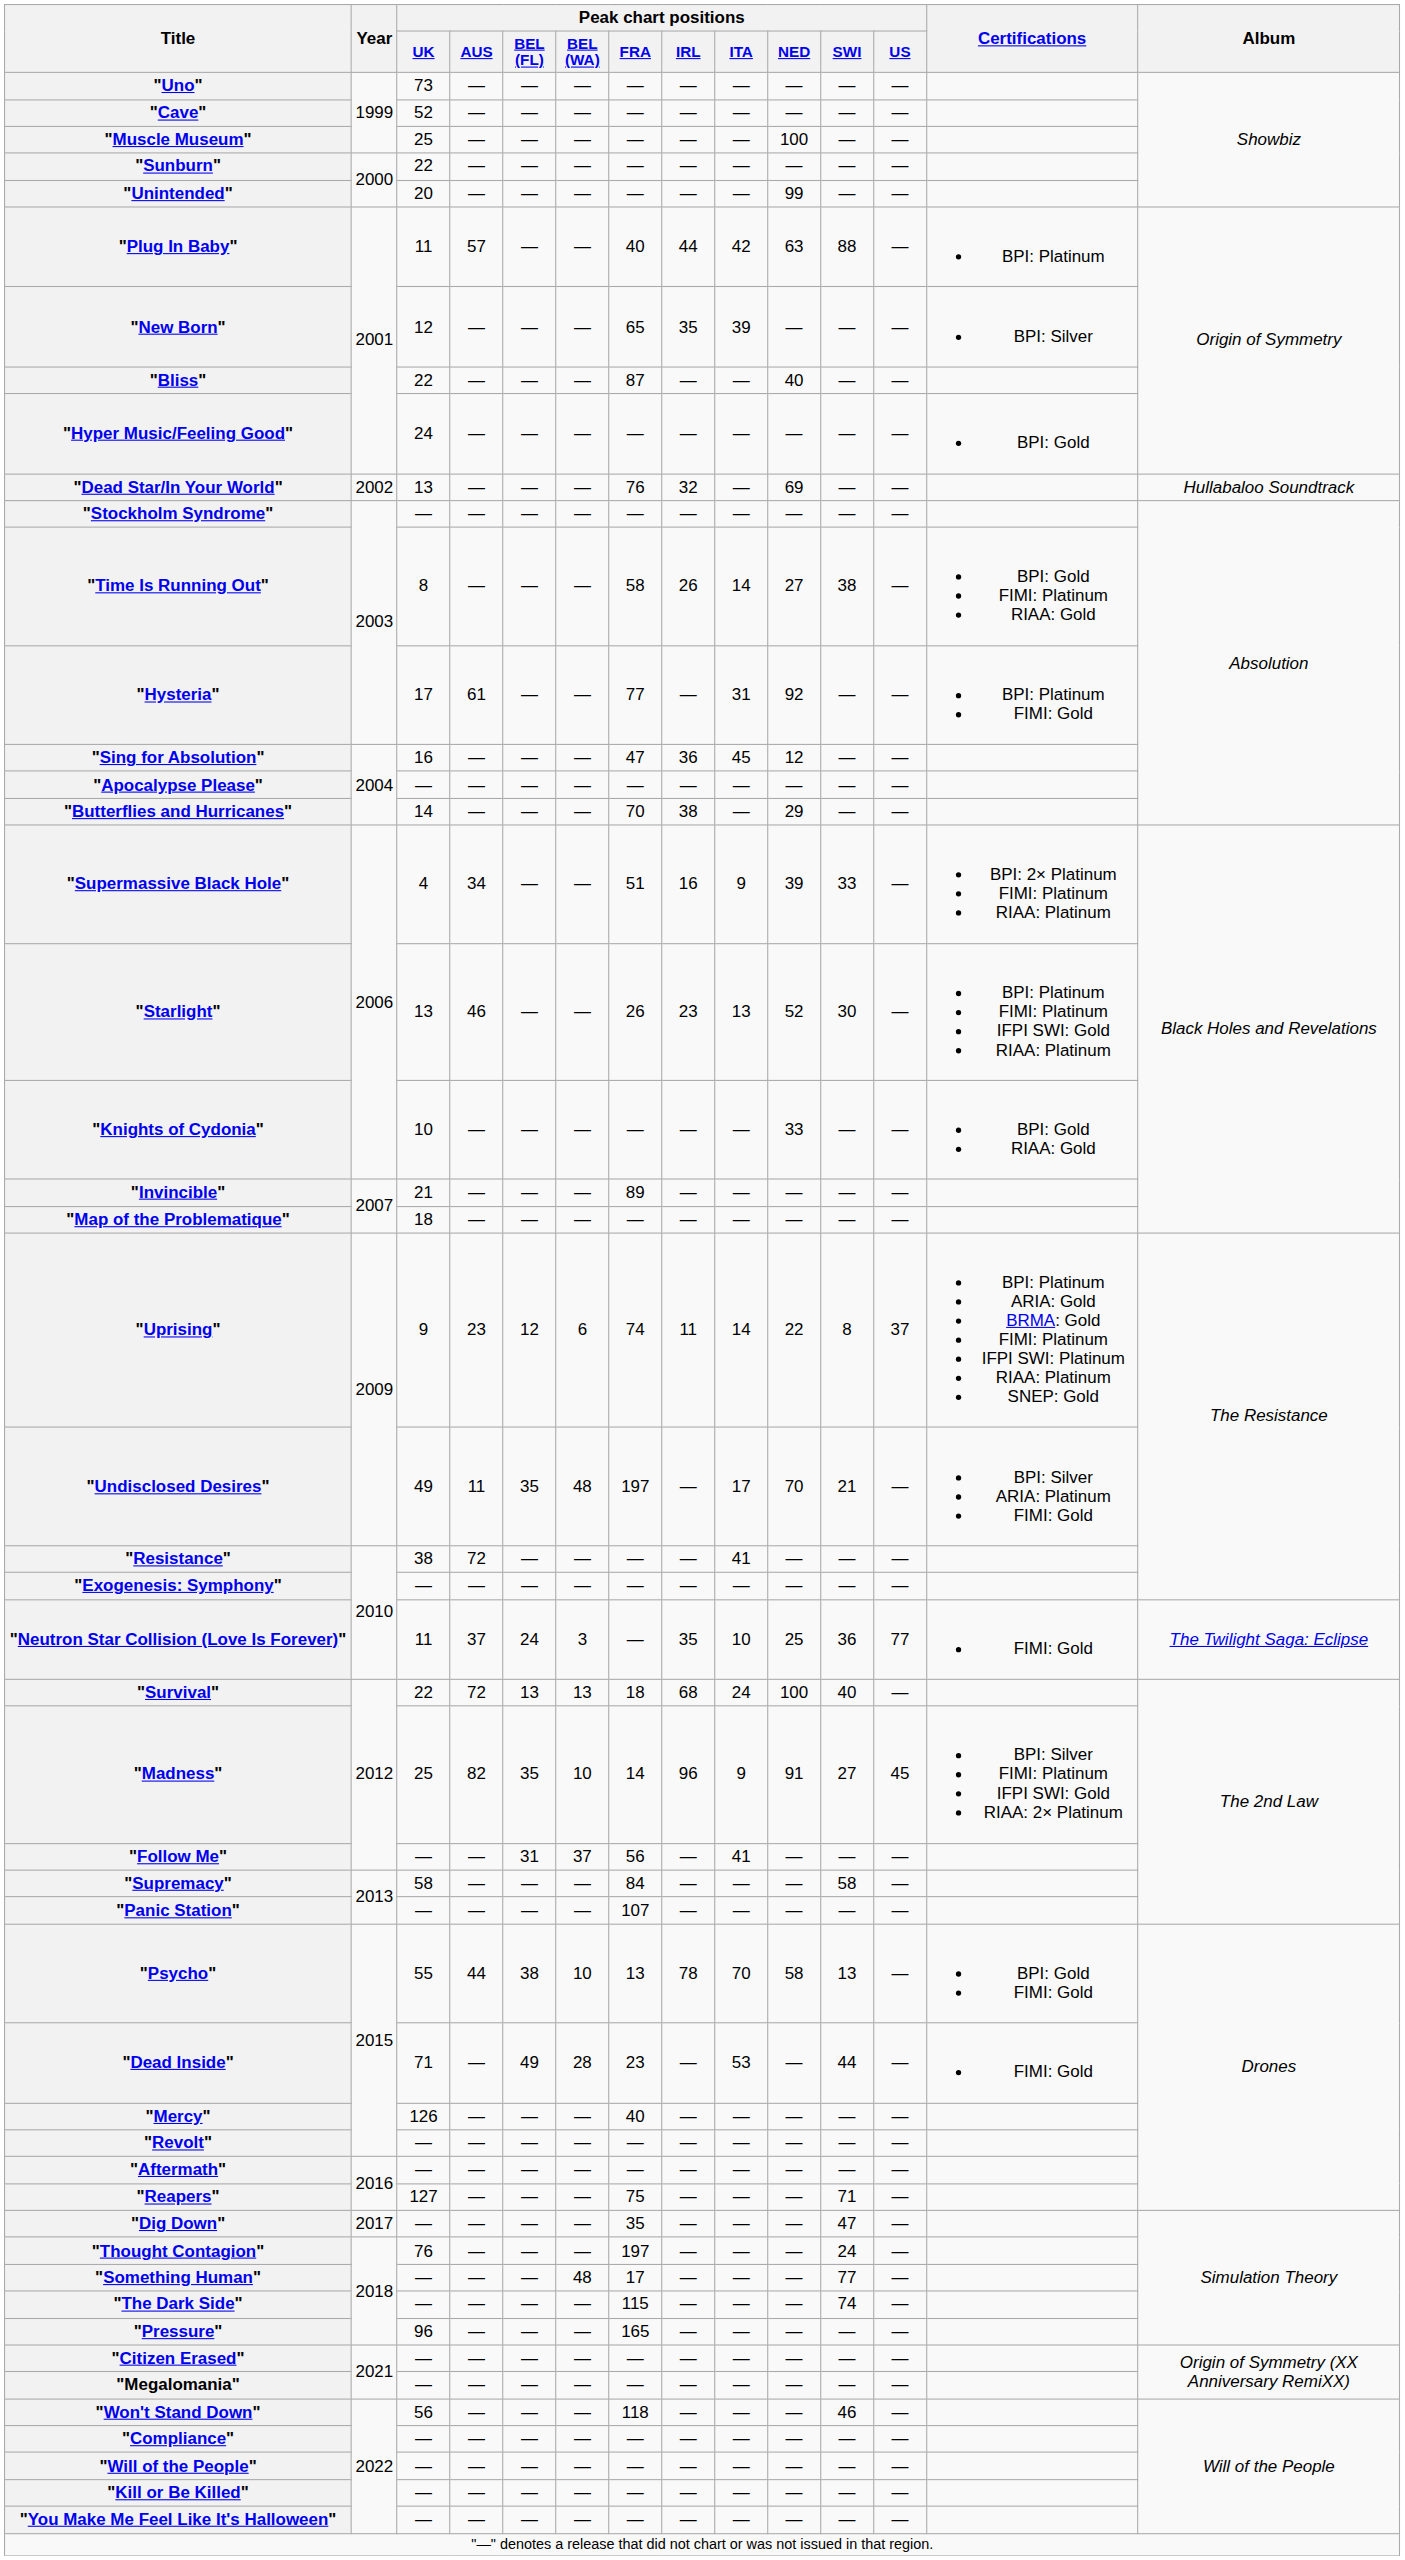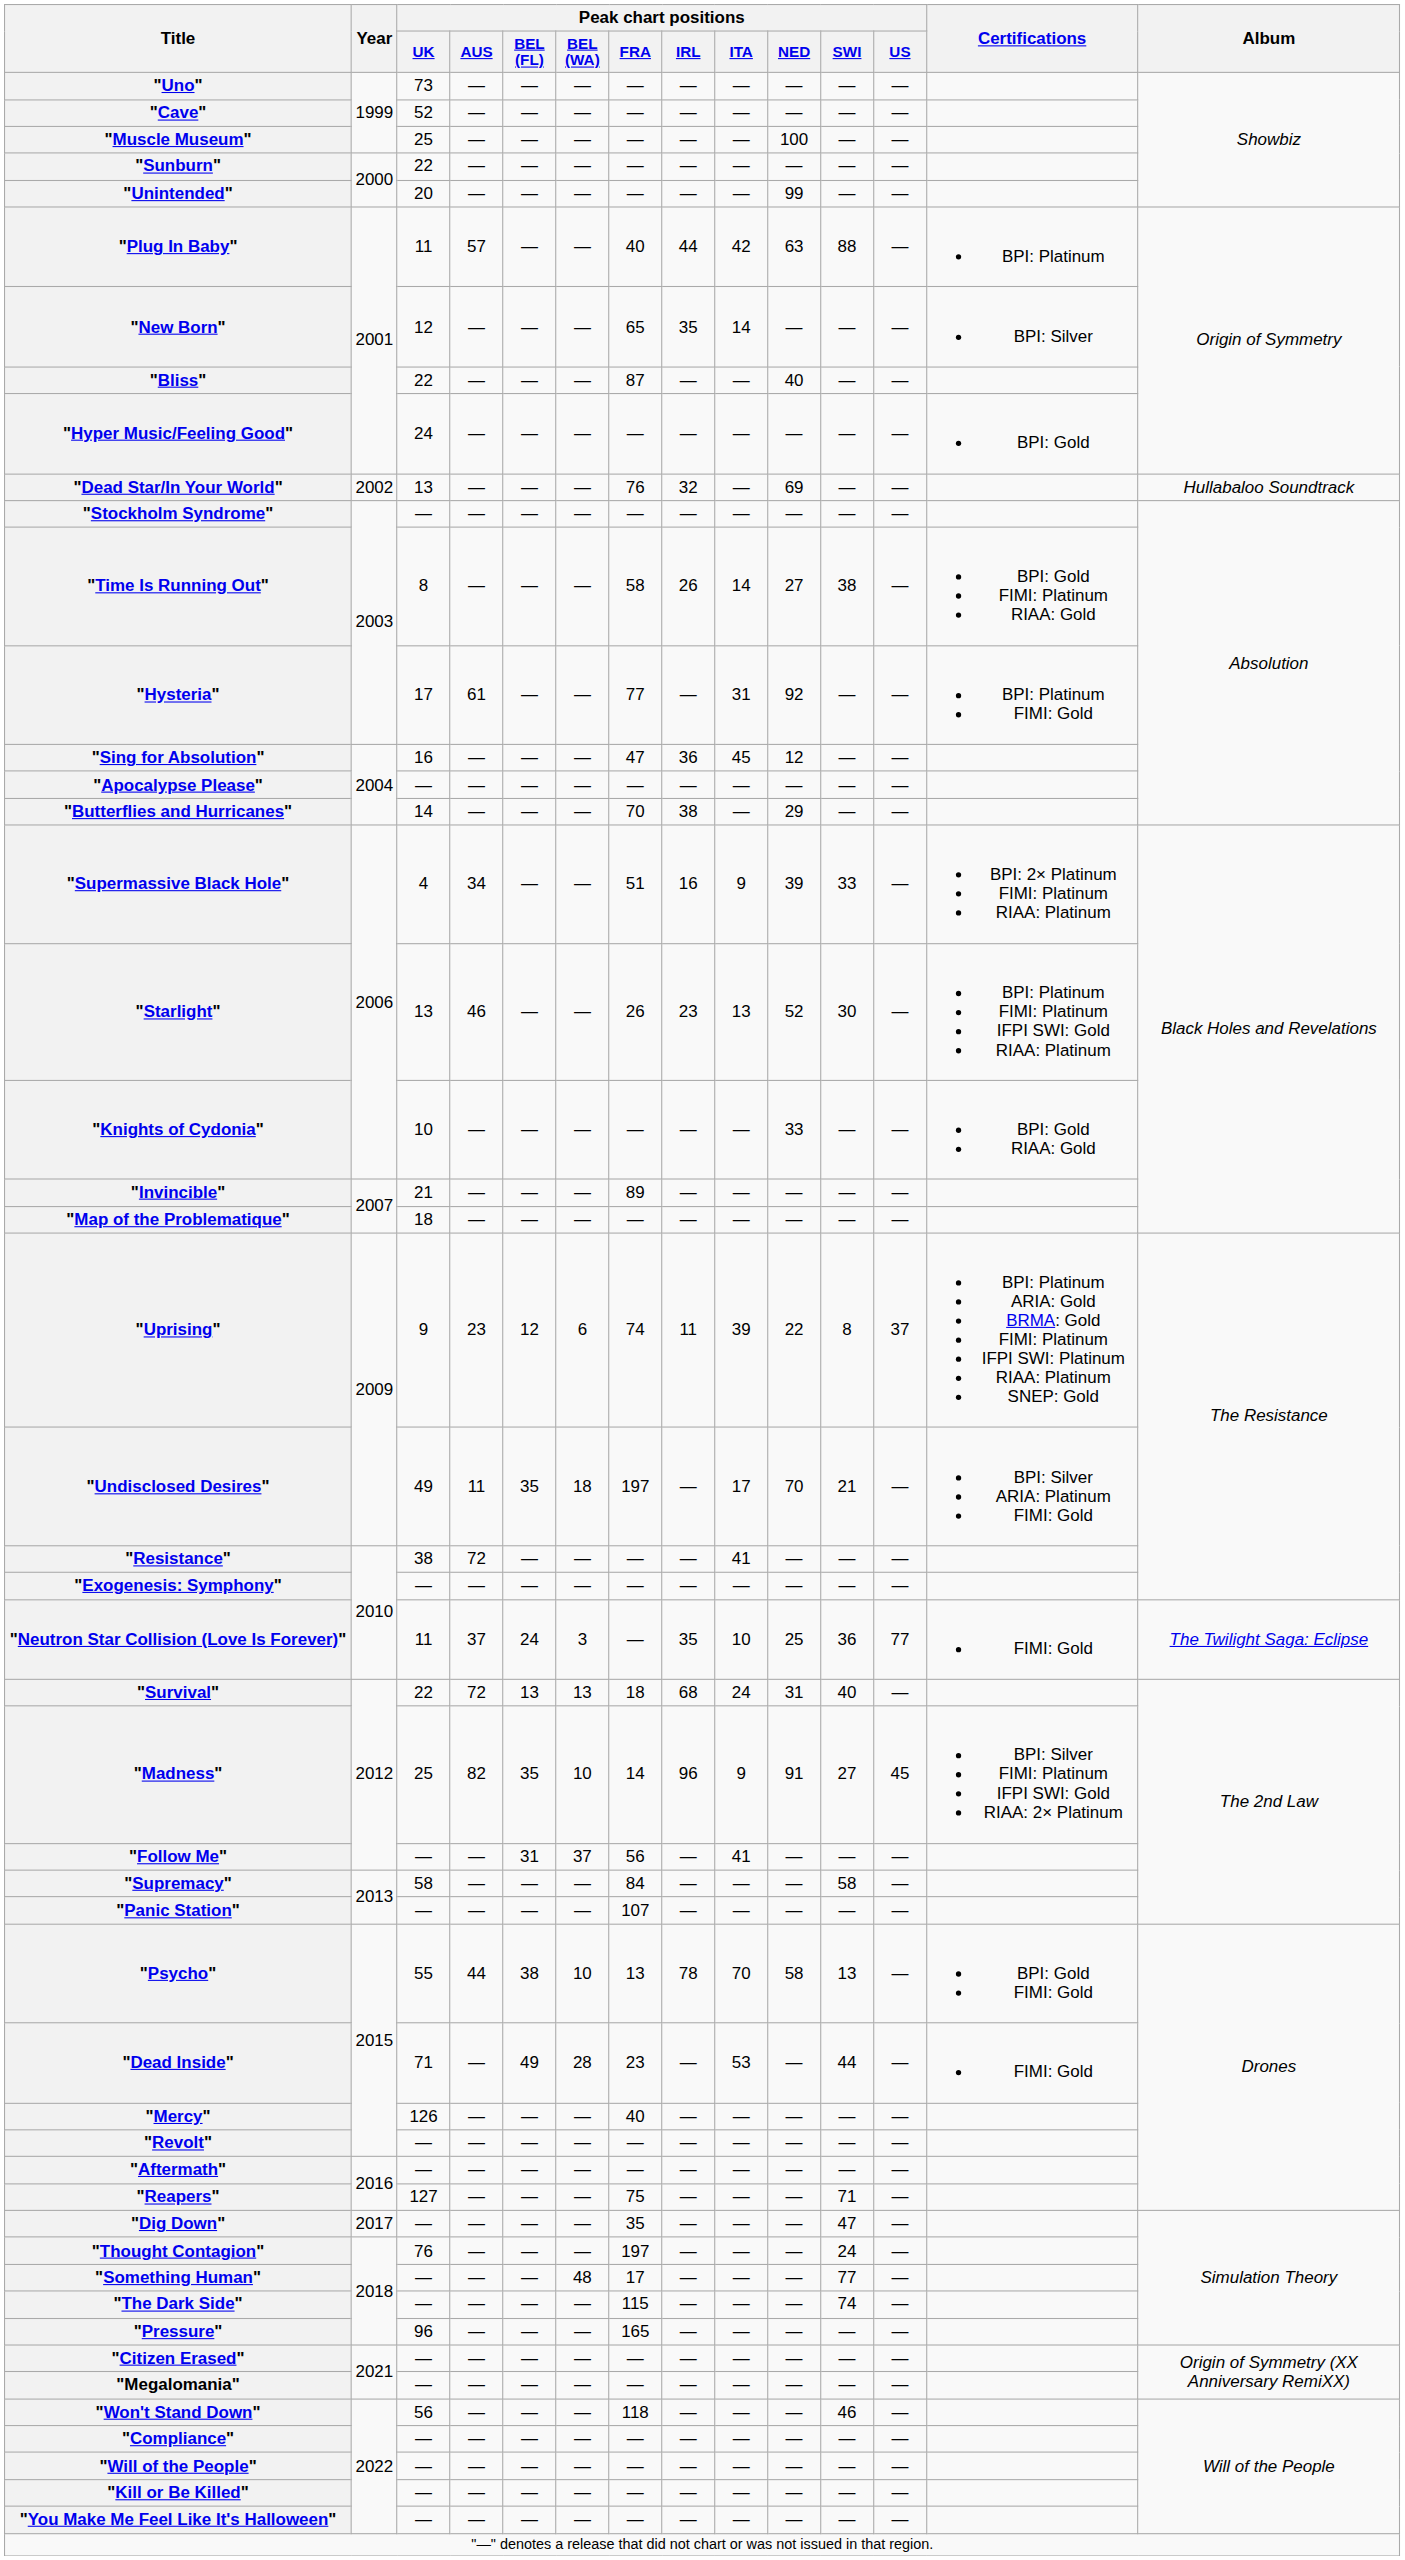(741, 326) 39 -> (741, 326) 14
(741, 1330) 14 -> (741, 1330) 39
(582, 1486) 48 -> (582, 1486) 18
(794, 1692) 100 -> (794, 1692) 31
